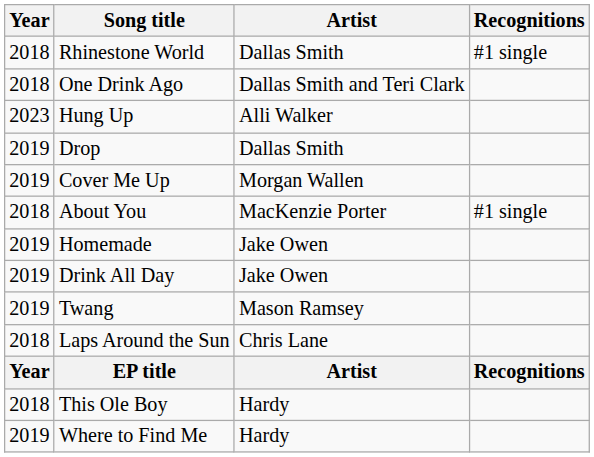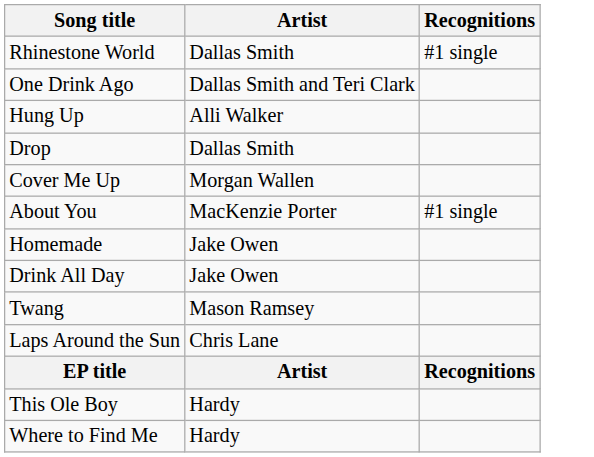- column: (29, 20)
